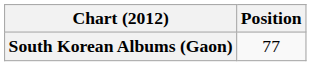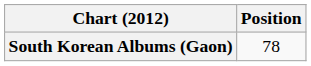(271, 46) 77 -> (271, 46) 78
